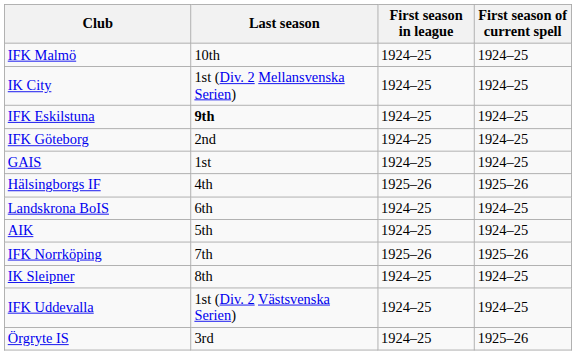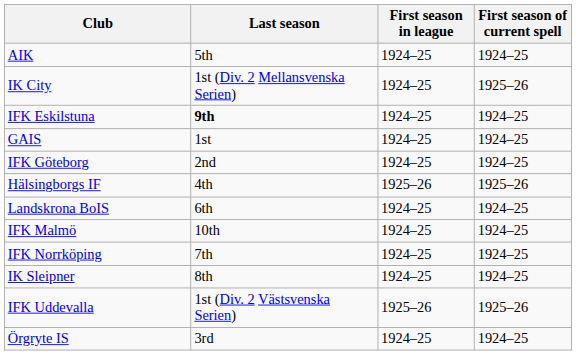rows swapped: (21, 231) <-> (42, 54)
(503, 85) 1924–25 -> (503, 85) 1925–26
rows swapped: (25, 162) <-> (48, 139)
(406, 253) 1925–26 -> (406, 253) 1924–25
(503, 253) 1925–26 -> (503, 253) 1924–25
(406, 307) 1924–25 -> (406, 307) 1925–26
(503, 307) 1924–25 -> (503, 307) 1925–26
(503, 338) 1925–26 -> (503, 338) 1924–25
